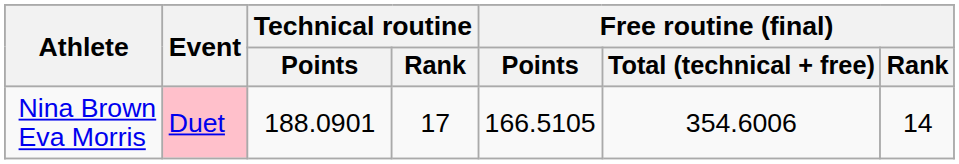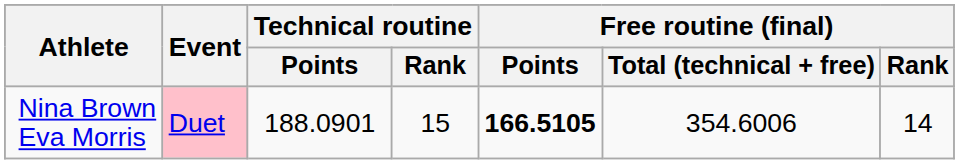(435, 123) 17 -> (435, 123) 15
(540, 123) normal -> (540, 123) bold
